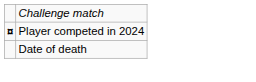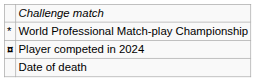+ row: (133, 31)
